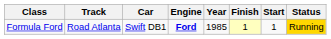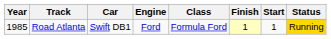columns swapped: (216, 12) <-> (35, 12)
(186, 27) bold -> (151, 27) normal
